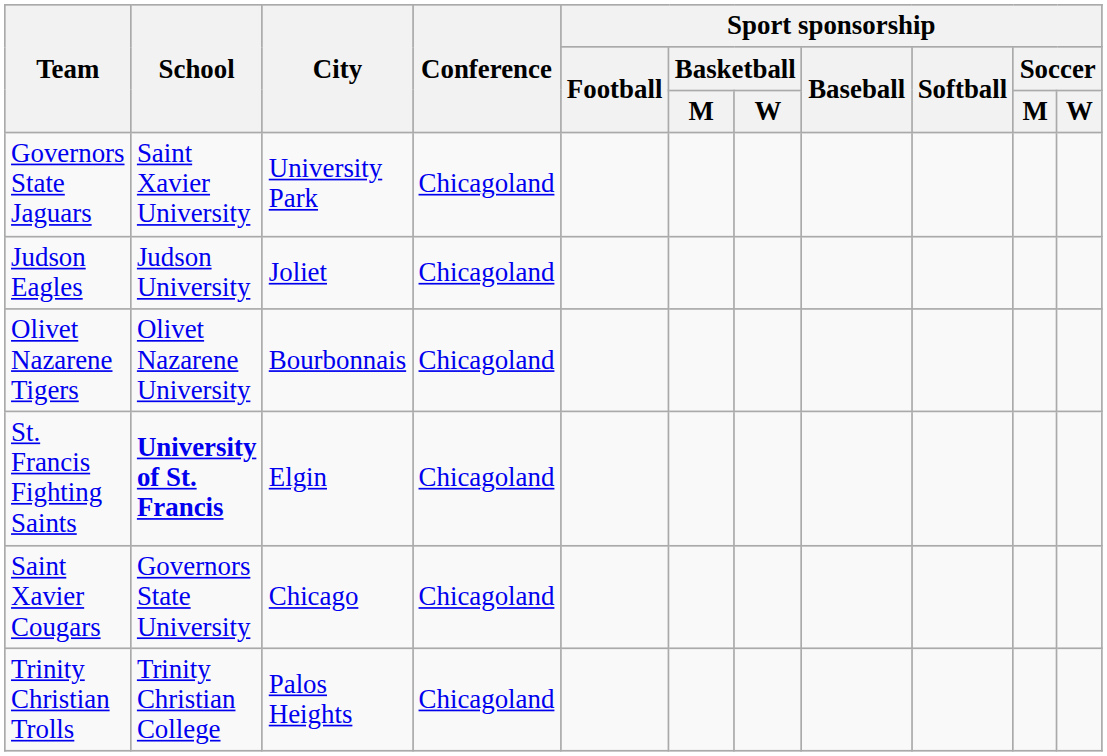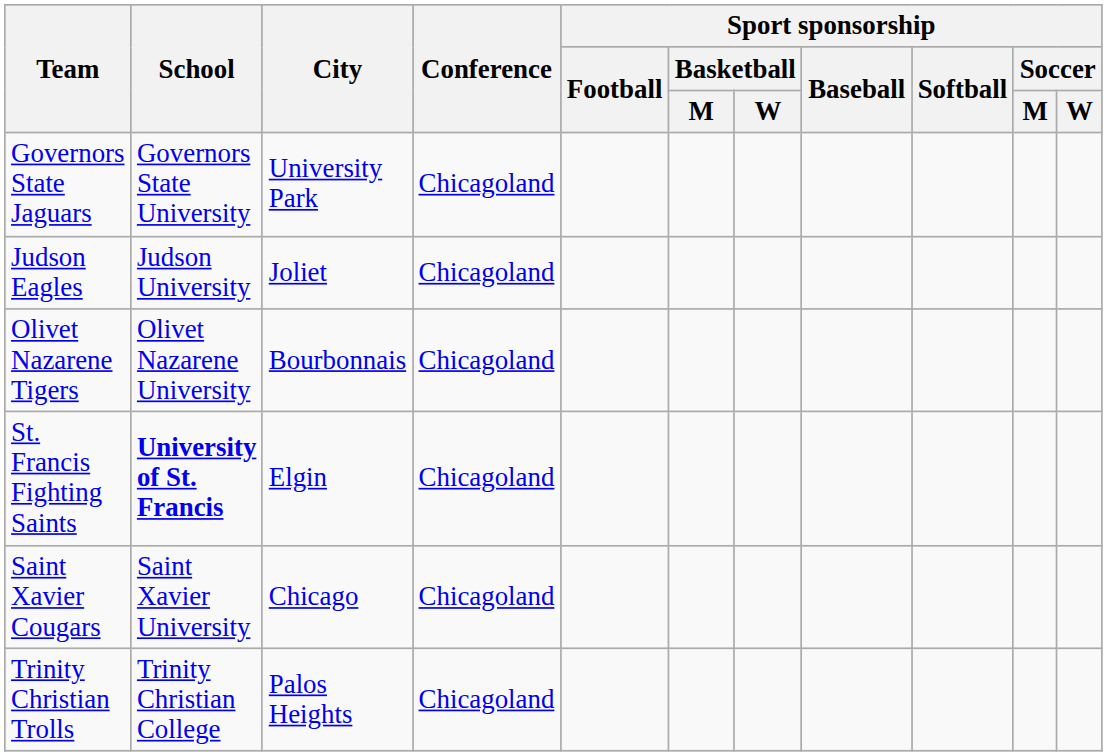(194, 183) Saint Xavier University -> (194, 183) Governors State University
(194, 596) Governors State University -> (194, 596) Saint Xavier University
